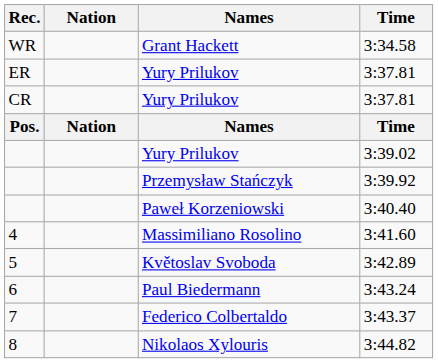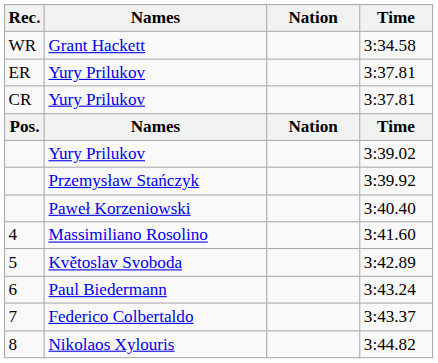columns swapped: (249, 18) <-> (91, 18)
